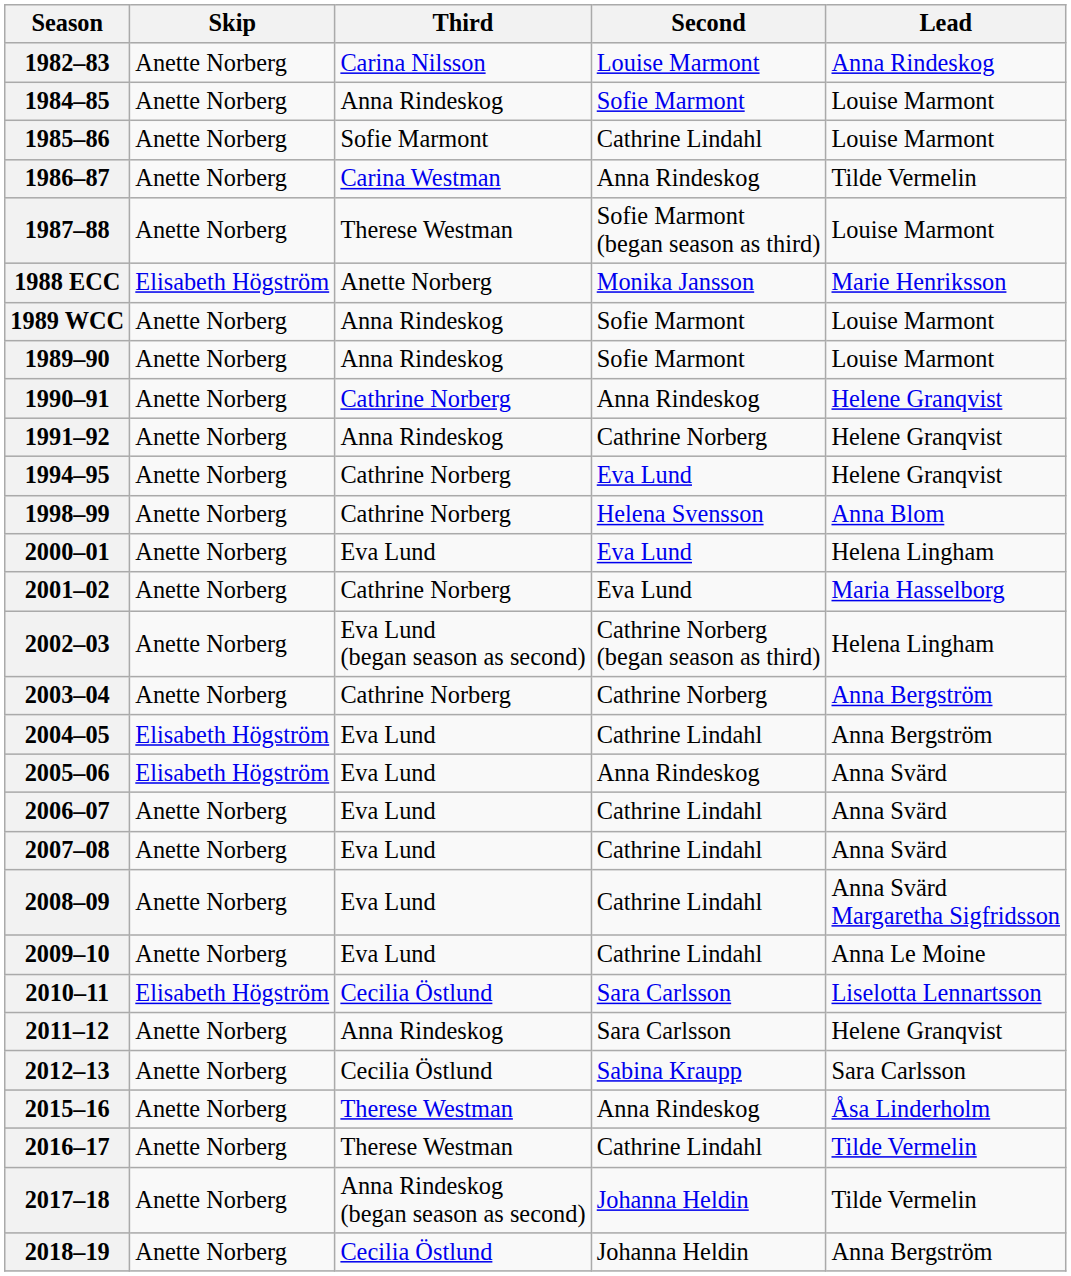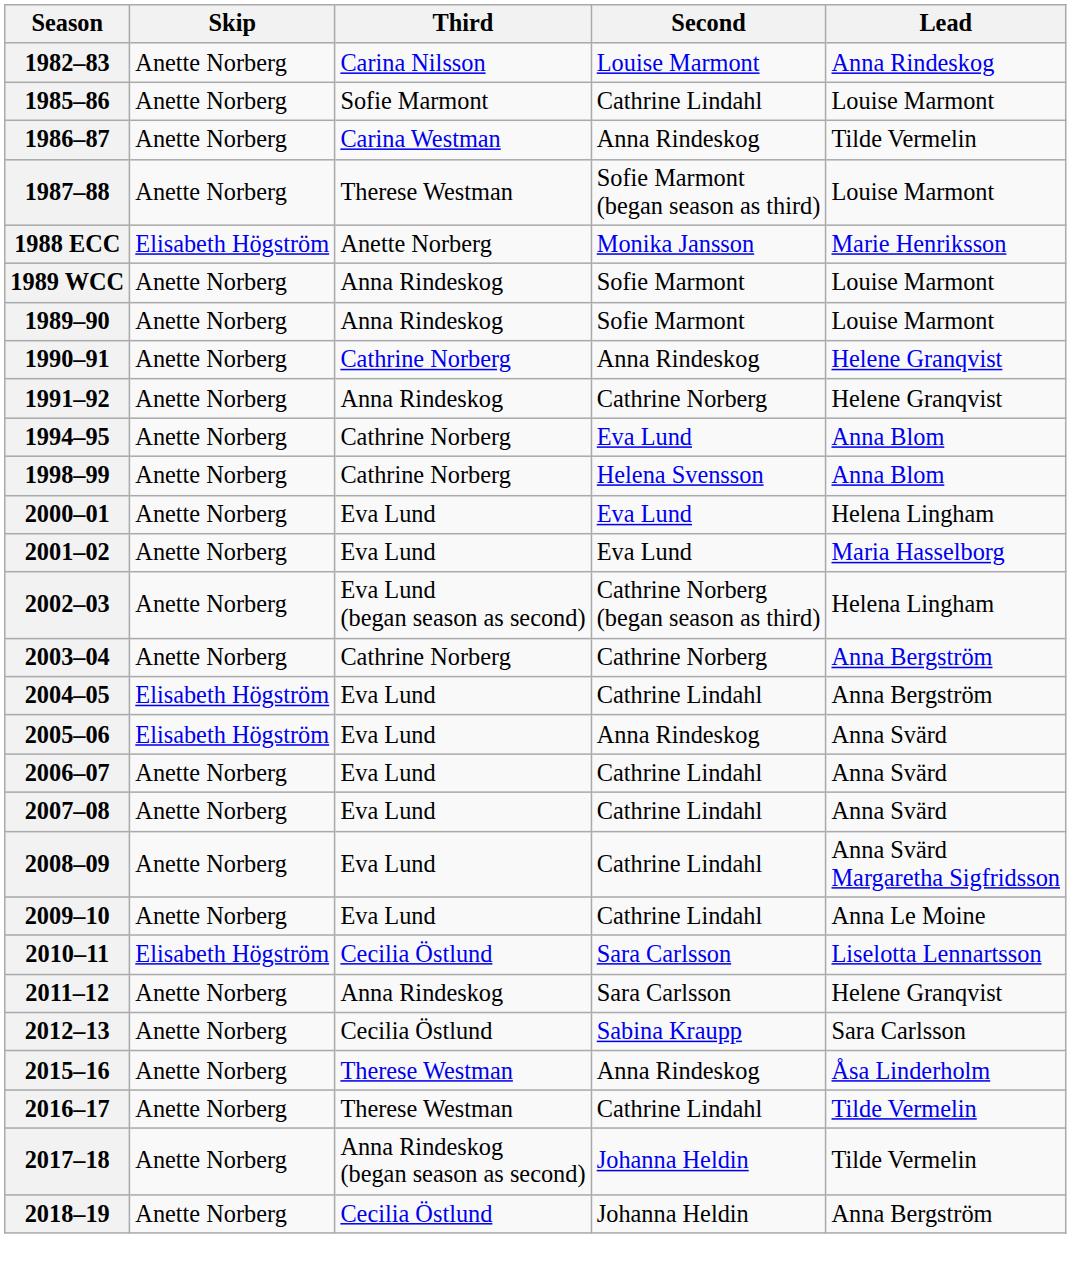- row: (67, 100)
(917, 475) Helene Granqvist -> (888, 436) Anna Blom
(426, 591) Cathrine Norberg -> (388, 552) Eva Lund
